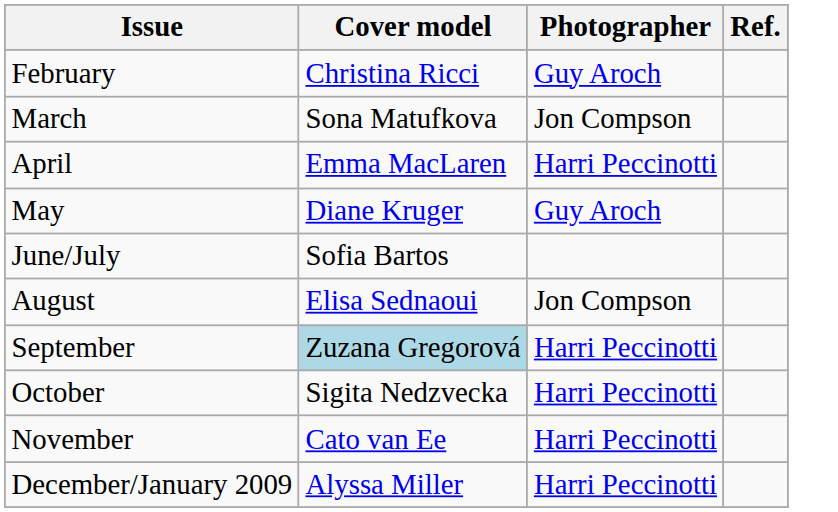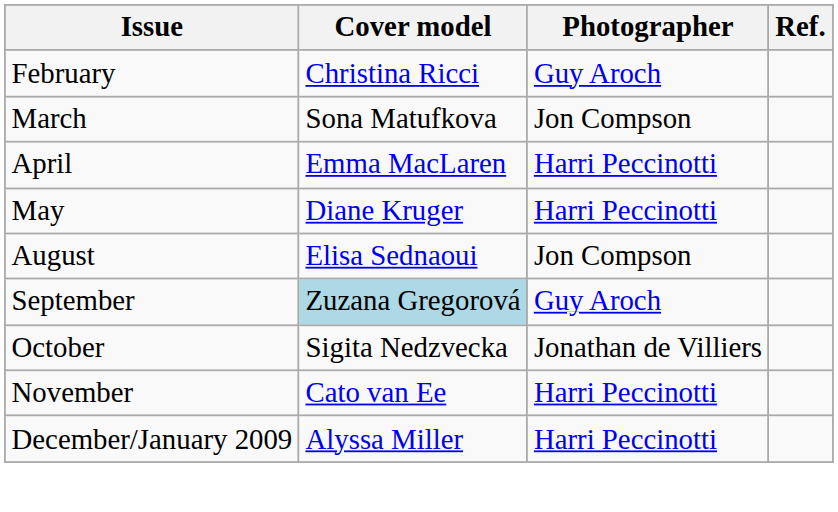(597, 210) Guy Aroch -> (625, 210) Harri Peccinotti
- row: (66, 255)
(625, 347) Harri Peccinotti -> (597, 301) Guy Aroch
(625, 392) Harri Peccinotti -> (648, 347) Jonathan de Villiers
